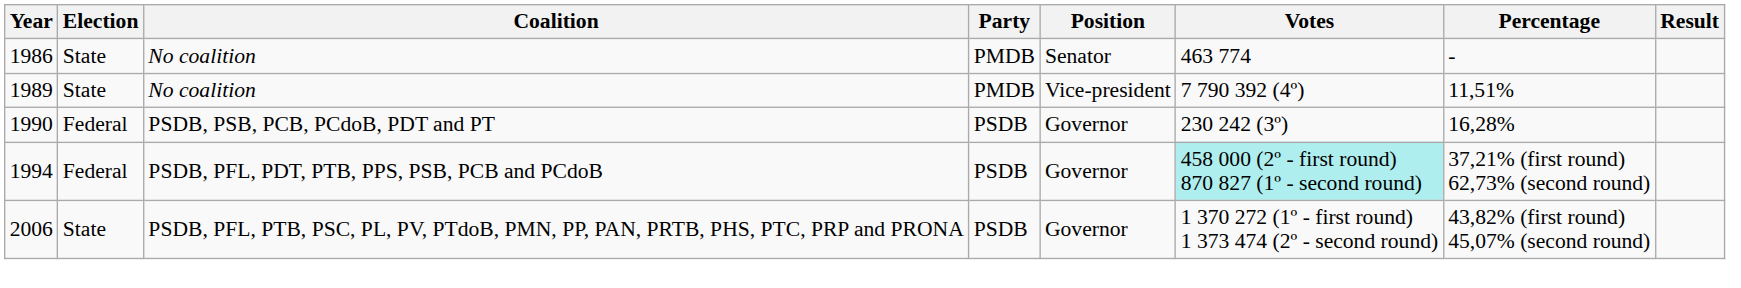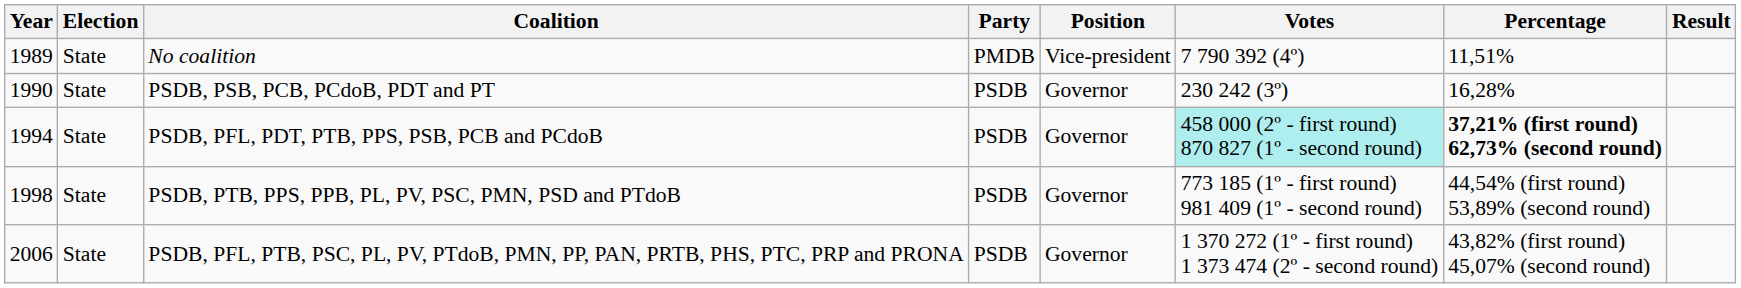- row: (31, 55)
(95, 124) Federal -> (84, 90) State
(95, 170) Federal -> (84, 136) State
(1549, 170) normal -> (1555, 136) bold
+ row: (31, 195)
